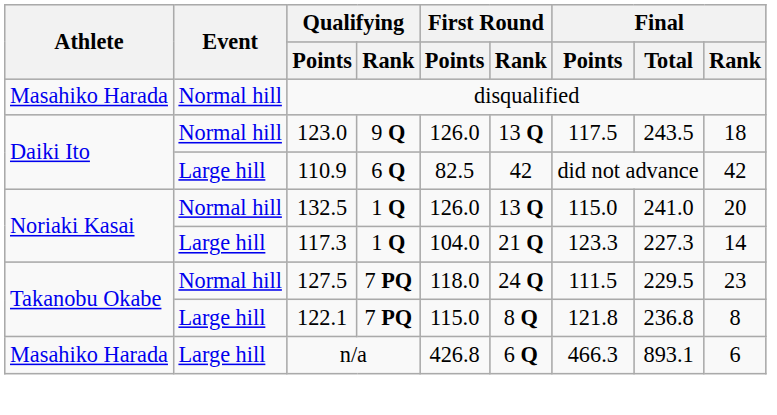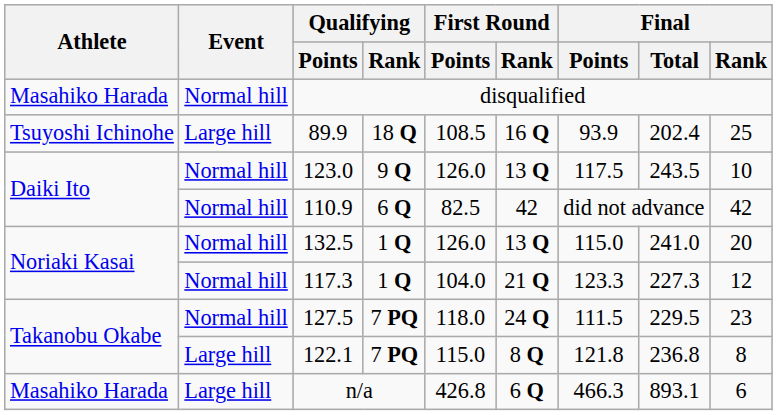+ row: (328, 133)
(735, 133) 18 -> (741, 170) 10
(222, 170) Large hill -> (236, 207) Normal hill
(222, 244) Large hill -> (236, 280) Normal hill
(735, 244) 14 -> (741, 280) 12
